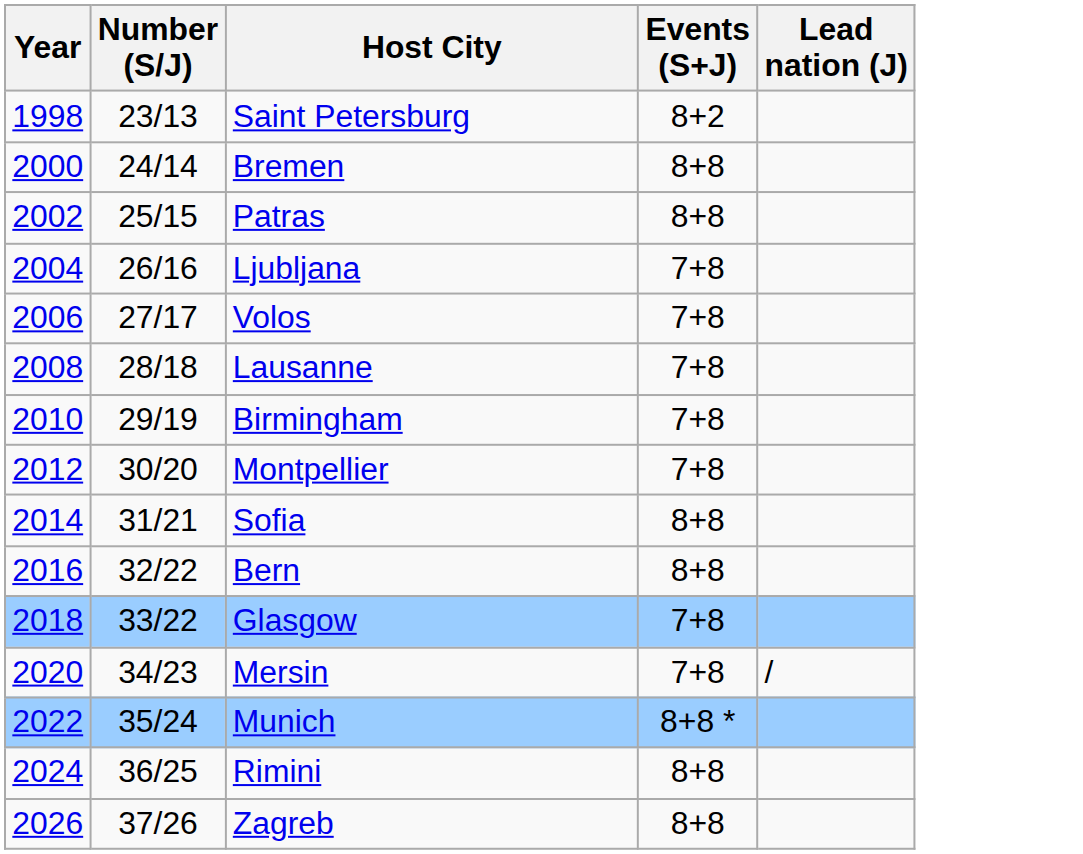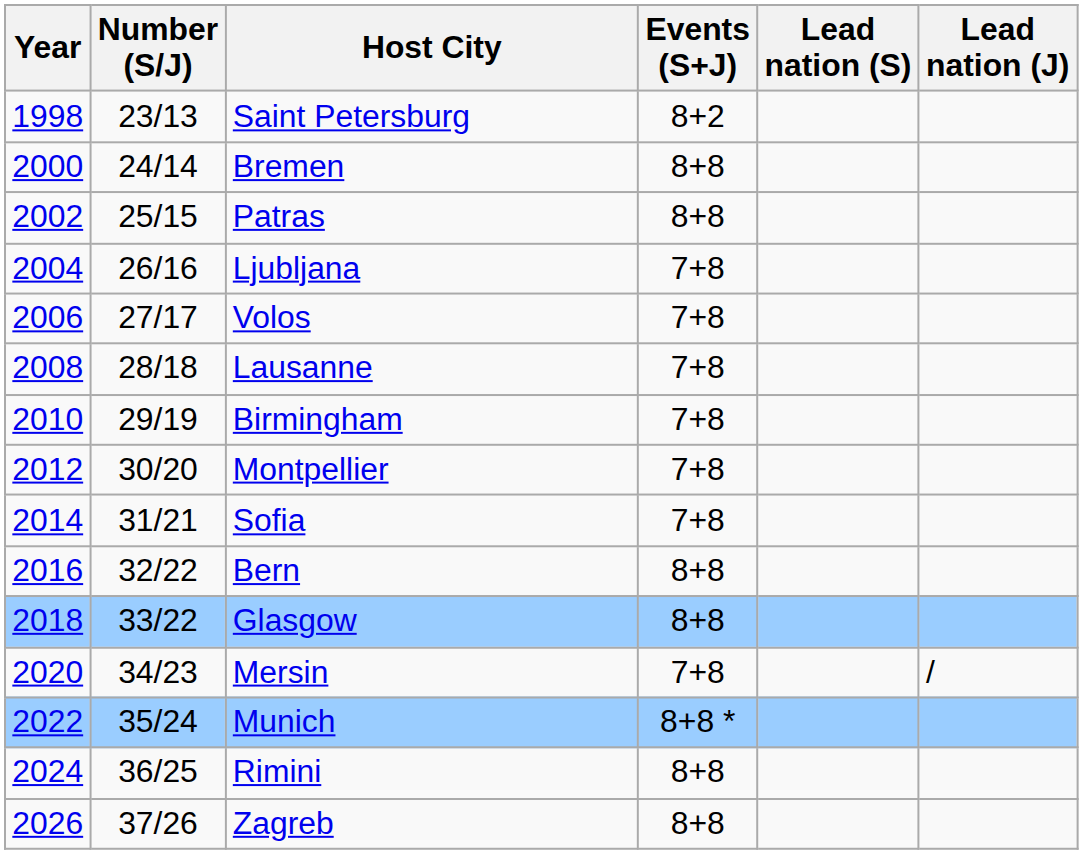+ column: (838, 47)
(698, 520) 8+8 -> (698, 520) 7+8
(698, 621) 7+8 -> (698, 621) 8+8
